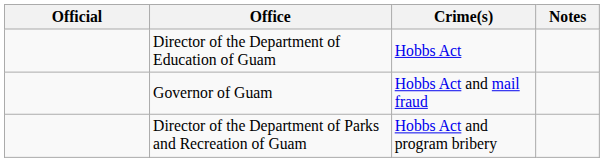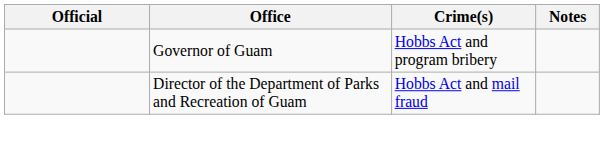- row: (247, 50)
(457, 93) Hobbs Act and mail fraud -> (446, 50) Hobbs Act and program bribery
(446, 135) Hobbs Act and program bribery -> (457, 93) Hobbs Act and mail fraud
